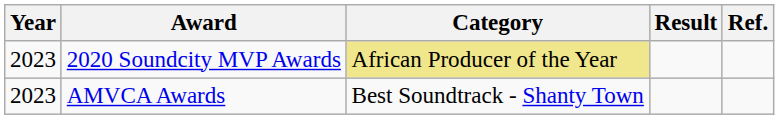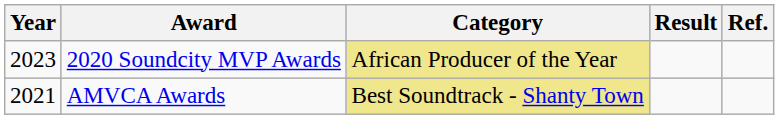(33, 95) 2023 -> (33, 95) 2021
(498, 95) no background -> (498, 95) khaki background
